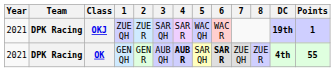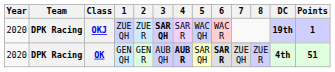(17, 31) 2021 -> (17, 31) 2020
(163, 31) normal -> (163, 31) bold
(17, 55) 2021 -> (17, 55) 2020
(313, 55) 55 -> (313, 55) 51
